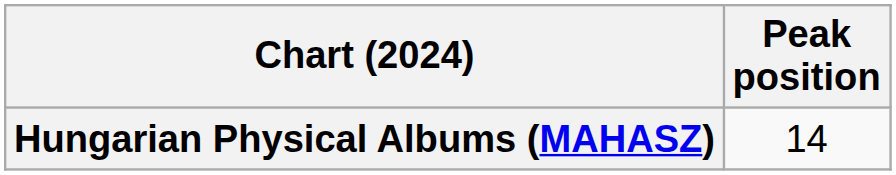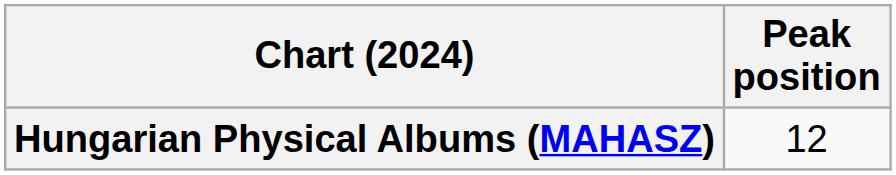(807, 137) 14 -> (807, 137) 12
